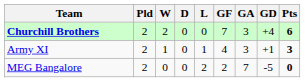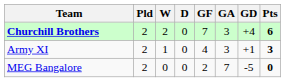- column: (204, 13)
